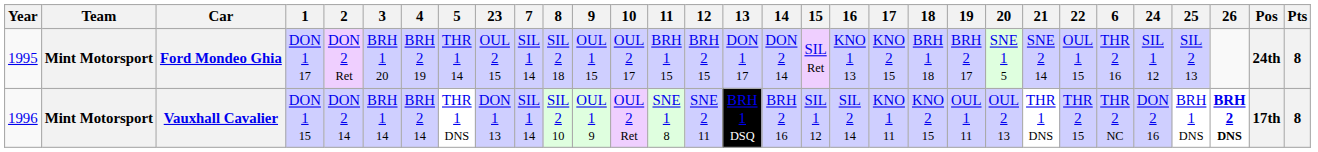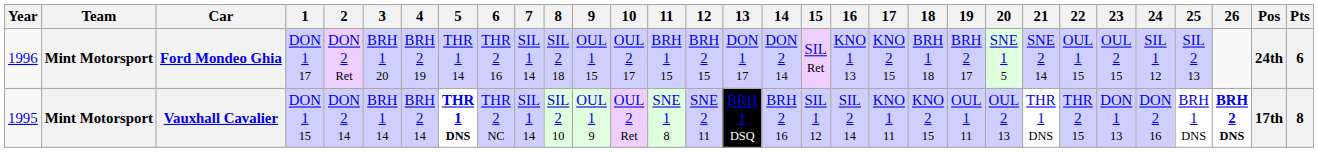columns swapped: (1115, 16) <-> (495, 16)
(23, 58) 1995 -> (23, 58) 1996
(1297, 58) 8 -> (1300, 58) 6
(23, 117) 1996 -> (23, 117) 1995
(457, 117) normal -> (458, 117) bold
